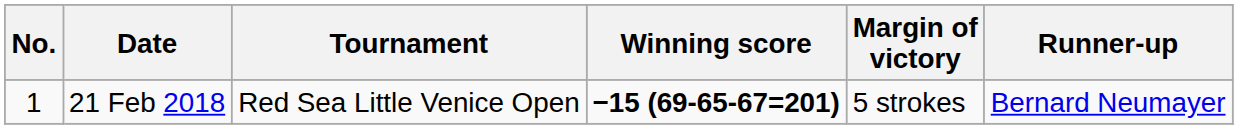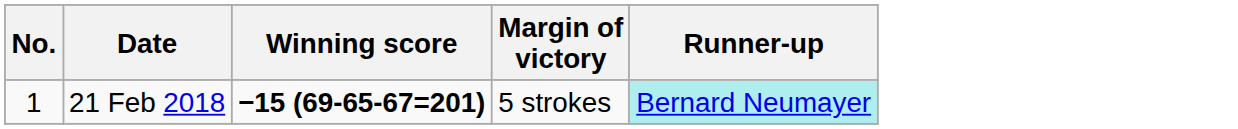- column: (409, 43)
(1108, 102) no background -> (754, 102) paleturquoise background
